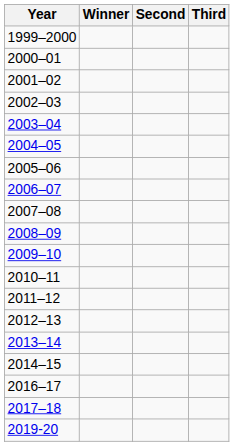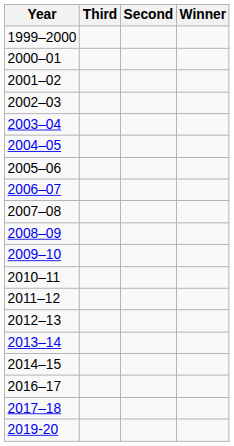columns swapped: (106, 15) <-> (209, 15)
